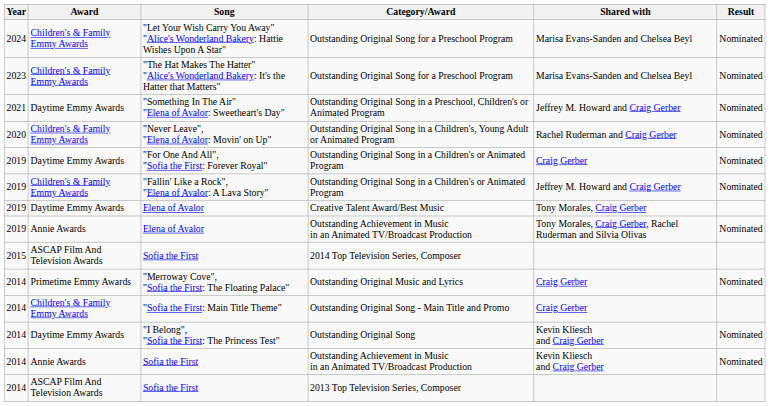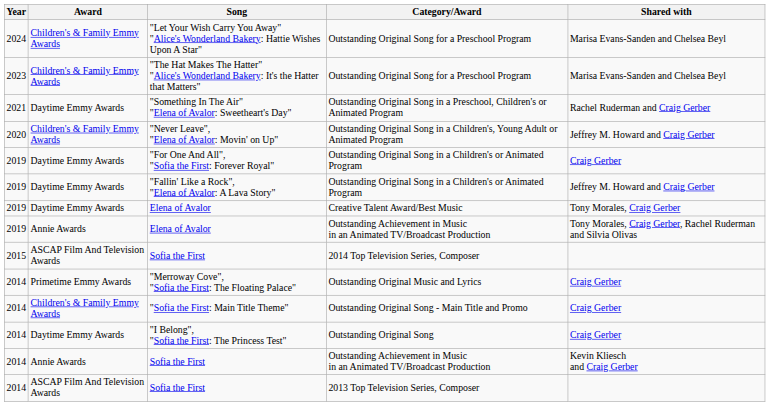- column: (741, 12)
(608, 108) Jeffrey M. Howard and Craig Gerber -> (640, 108) Rachel Ruderman and Craig Gerber
(606, 134) Rachel Ruderman and Craig Gerber -> (642, 134) Jeffrey M. Howard and Craig Gerber
(70, 187) Children's & Family Emmy Awards -> (77, 187) Daytime Emmy Awards
(570, 335) Kevin Kliesch and Craig Gerber -> (596, 335) Craig Gerber
